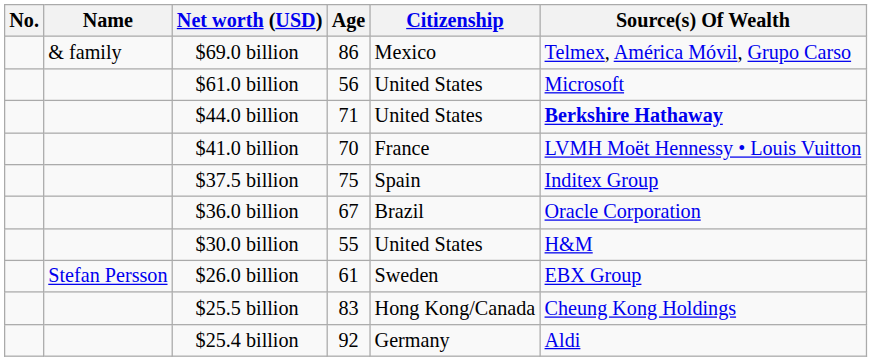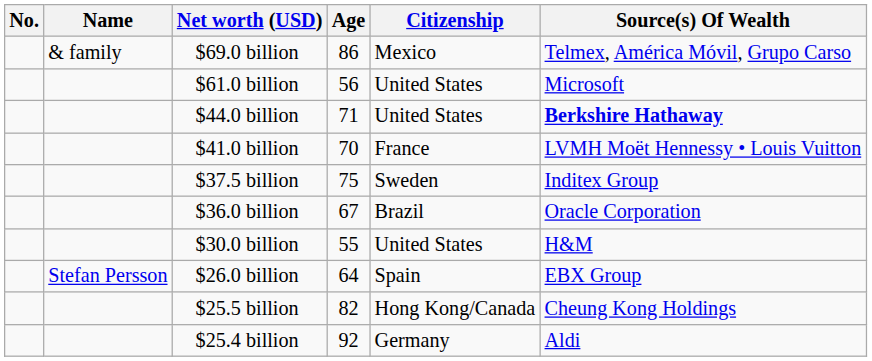(398, 180) Spain -> (406, 180) Sweden
(348, 276) 61 -> (348, 276) 64
(406, 276) Sweden -> (398, 276) Spain
(348, 308) 83 -> (348, 308) 82
